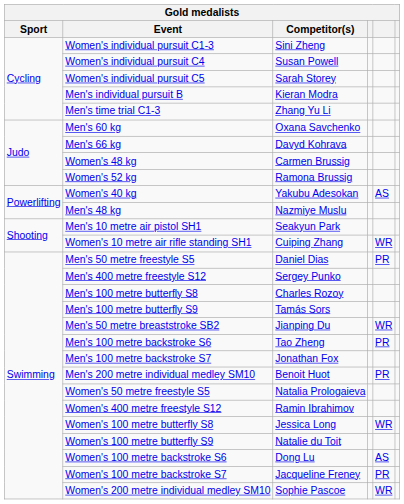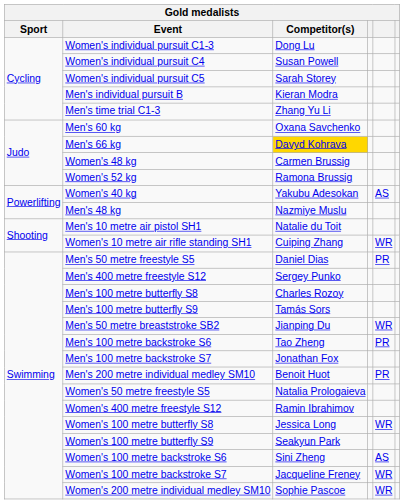(300, 45) Sini Zheng -> (295, 45) Dong Lu
(311, 144) no background -> (311, 144) gold background
(308, 227) Seakyun Park -> (308, 227) Natalie du Toit
(308, 441) Natalie du Toit -> (308, 441) Seakyun Park
(295, 458) Dong Lu -> (300, 458) Sini Zheng
(382, 474) PR -> (384, 474) WR
